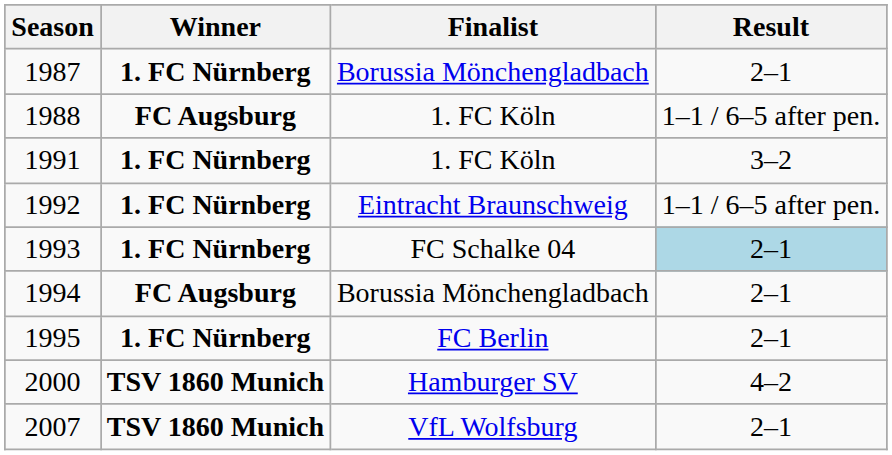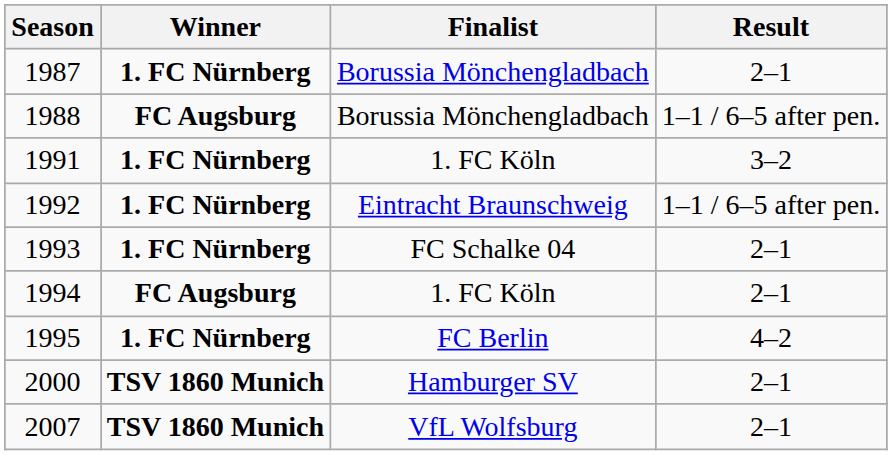(493, 115) 1. FC Köln -> (493, 115) Borussia Mönchengladbach
(771, 248) lightblue background -> (771, 248) no background
(493, 293) Borussia Mönchengladbach -> (493, 293) 1. FC Köln
(771, 337) 2–1 -> (771, 337) 4–2
(771, 381) 4–2 -> (771, 381) 2–1
